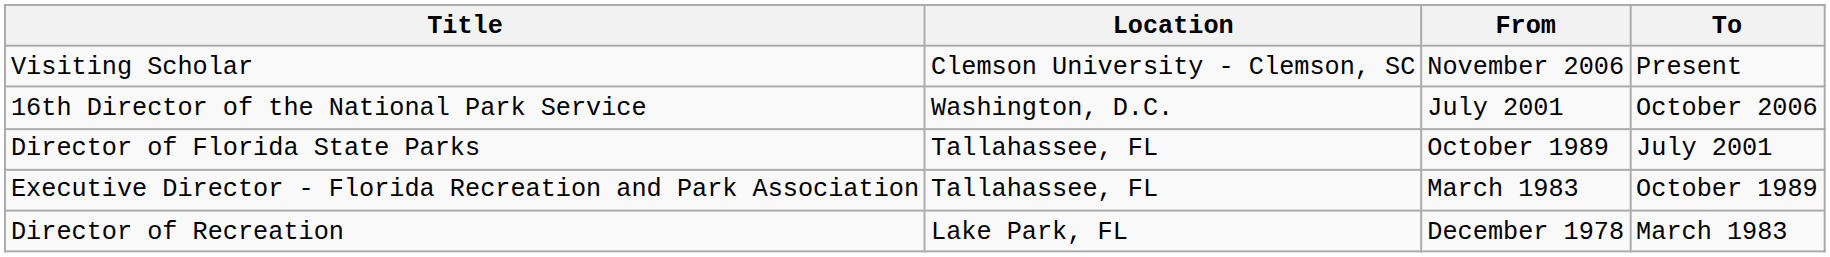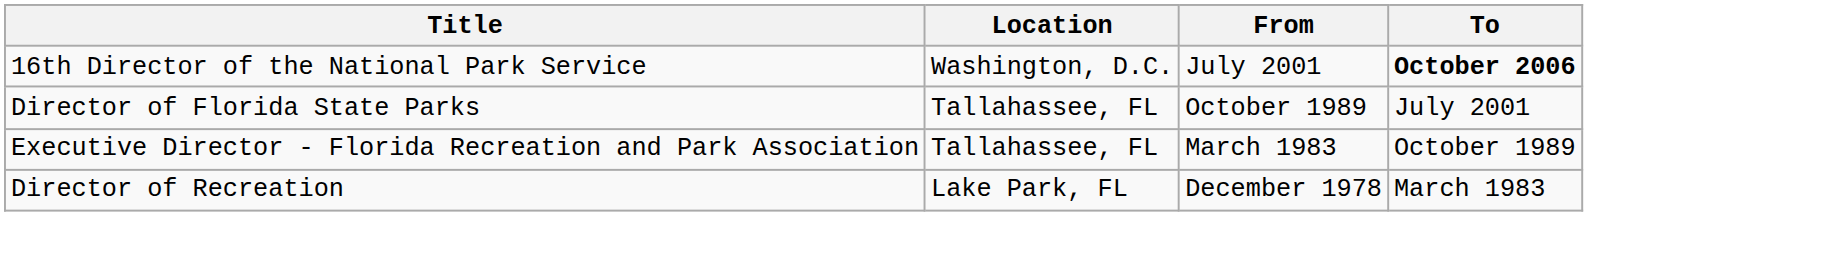- row: (132, 67)
(1727, 108) normal -> (1485, 67) bold
